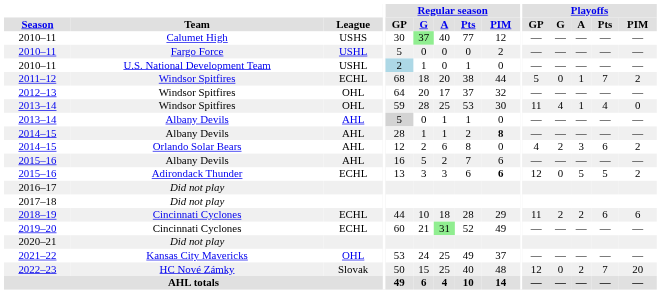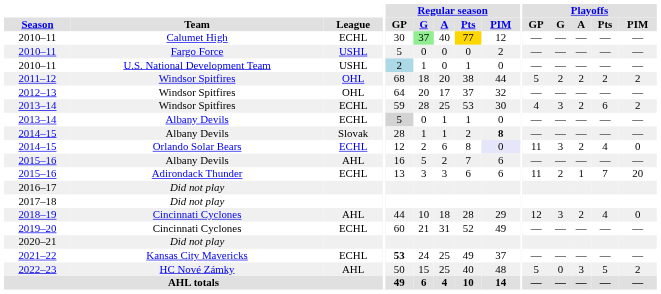(353, 38) USHS -> (353, 38) ECHL
(468, 38) no background -> (468, 38) gold background
(353, 78) ECHL -> (353, 78) OHL
(560, 78) 0 -> (560, 78) 2
(581, 78) 1 -> (581, 78) 2
(605, 78) 7 -> (605, 78) 2
(353, 106) OHL -> (353, 106) ECHL
(536, 106) 11 -> (536, 106) 4
(560, 106) 4 -> (560, 106) 3
(581, 106) 1 -> (581, 106) 2
(605, 106) 4 -> (605, 106) 6
(638, 106) 0 -> (638, 106) 2
(353, 119) AHL -> (353, 119) ECHL
(353, 133) AHL -> (353, 133) Slovak
(353, 146) AHL -> (353, 146) ECHL
(501, 146) no background -> (501, 146) lavender background
(536, 146) 4 -> (536, 146) 11
(560, 146) 2 -> (560, 146) 3
(581, 146) 3 -> (581, 146) 2
(605, 146) 6 -> (605, 146) 4
(638, 146) 2 -> (638, 146) 0
(501, 174) bold -> (501, 174) normal
(536, 174) 12 -> (536, 174) 11
(560, 174) 0 -> (560, 174) 2
(581, 174) 5 -> (581, 174) 1
(605, 174) 5 -> (605, 174) 7
(638, 174) 2 -> (638, 174) 20
(353, 214) ECHL -> (353, 214) AHL
(536, 214) 11 -> (536, 214) 12
(560, 214) 2 -> (560, 214) 3
(605, 214) 6 -> (605, 214) 4
(638, 214) 6 -> (638, 214) 0
(444, 228) lightgreen background -> (444, 228) no background
(353, 255) OHL -> (353, 255) ECHL
(399, 255) normal -> (399, 255) bold
(353, 269) Slovak -> (353, 269) AHL
(536, 269) 12 -> (536, 269) 5
(581, 269) 2 -> (581, 269) 3
(605, 269) 7 -> (605, 269) 5
(638, 269) 20 -> (638, 269) 2
